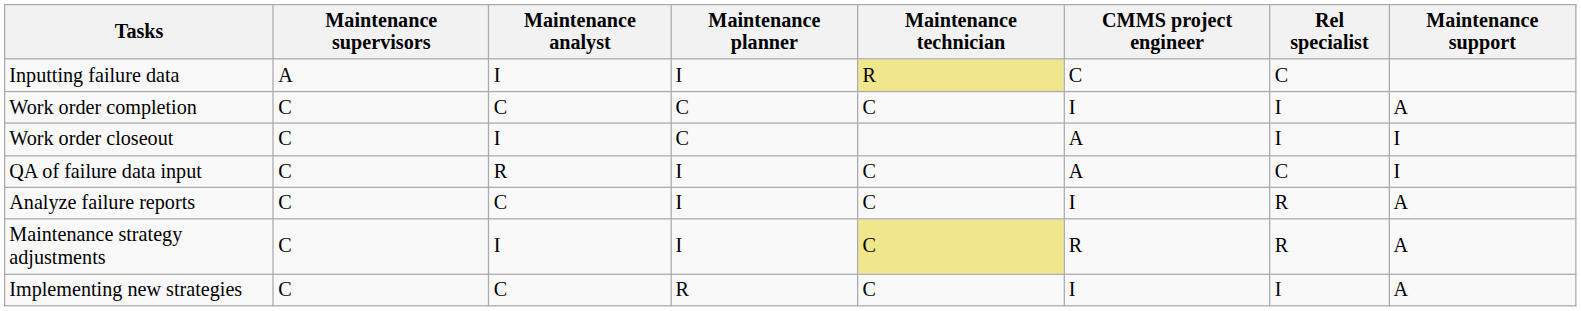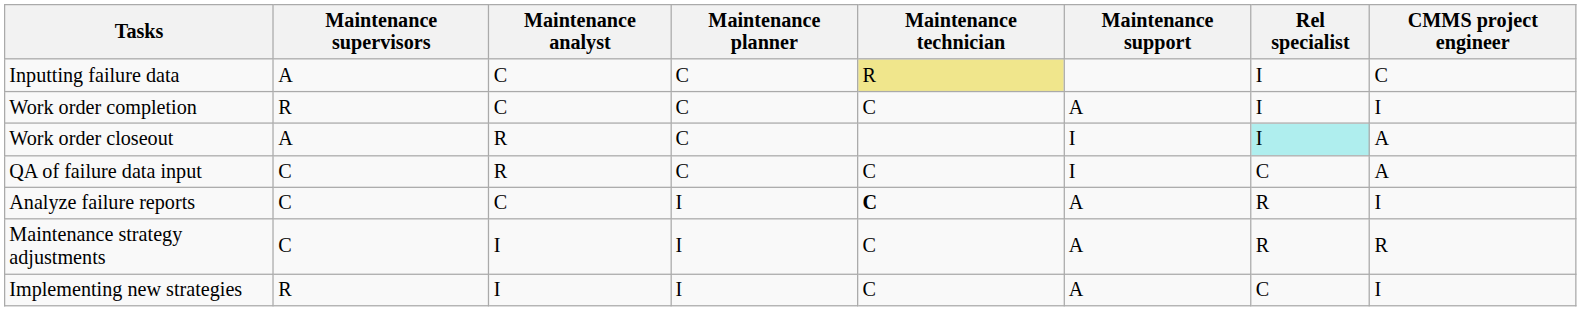columns swapped: (1482, 31) <-> (1167, 31)
(497, 75) I -> (500, 75) C
(679, 75) I -> (682, 75) C
(1281, 75) C -> (1259, 75) I
(285, 107) C -> (285, 107) R
(285, 139) C -> (285, 139) A
(497, 139) I -> (500, 139) R
(1278, 139) no background -> (1259, 139) paleturquoise background
(679, 171) I -> (682, 171) C
(869, 203) normal -> (870, 203) bold
(869, 246) khaki background -> (869, 246) no background
(285, 289) C -> (285, 289) R
(500, 289) C -> (497, 289) I
(682, 289) R -> (679, 289) I
(1278, 289) I -> (1262, 289) C
